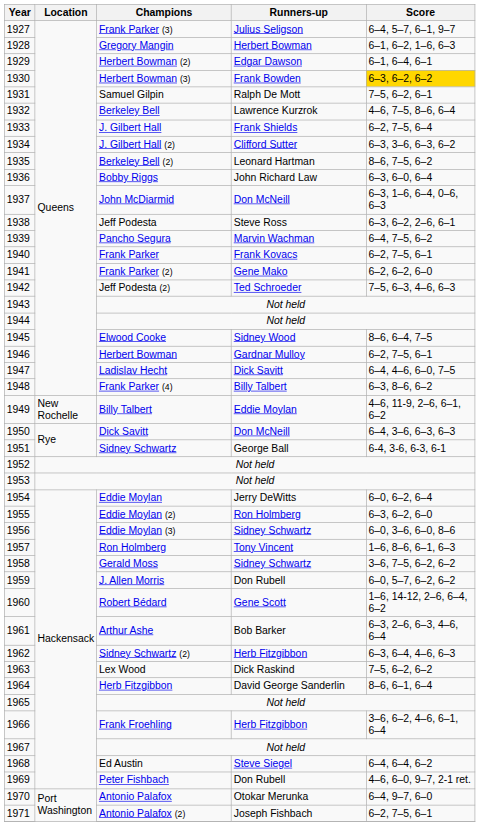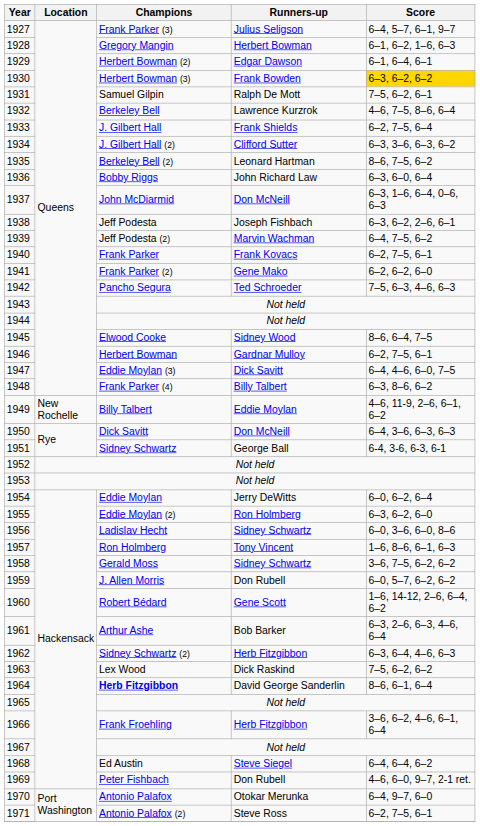(260, 222) Steve Ross -> (273, 222) Joseph Fishbach
(135, 238) Pancho Segura -> (135, 238) Jeff Podesta (2)
(135, 288) Jeff Podesta (2) -> (135, 288) Pancho Segura
(133, 370) Ladislav Hecht -> (137, 370) Eddie Moylan (3)
(137, 530) Eddie Moylan (3) -> (133, 530) Ladislav Hecht
(136, 686) normal -> (139, 686) bold
(273, 813) Joseph Fishbach -> (260, 813) Steve Ross
